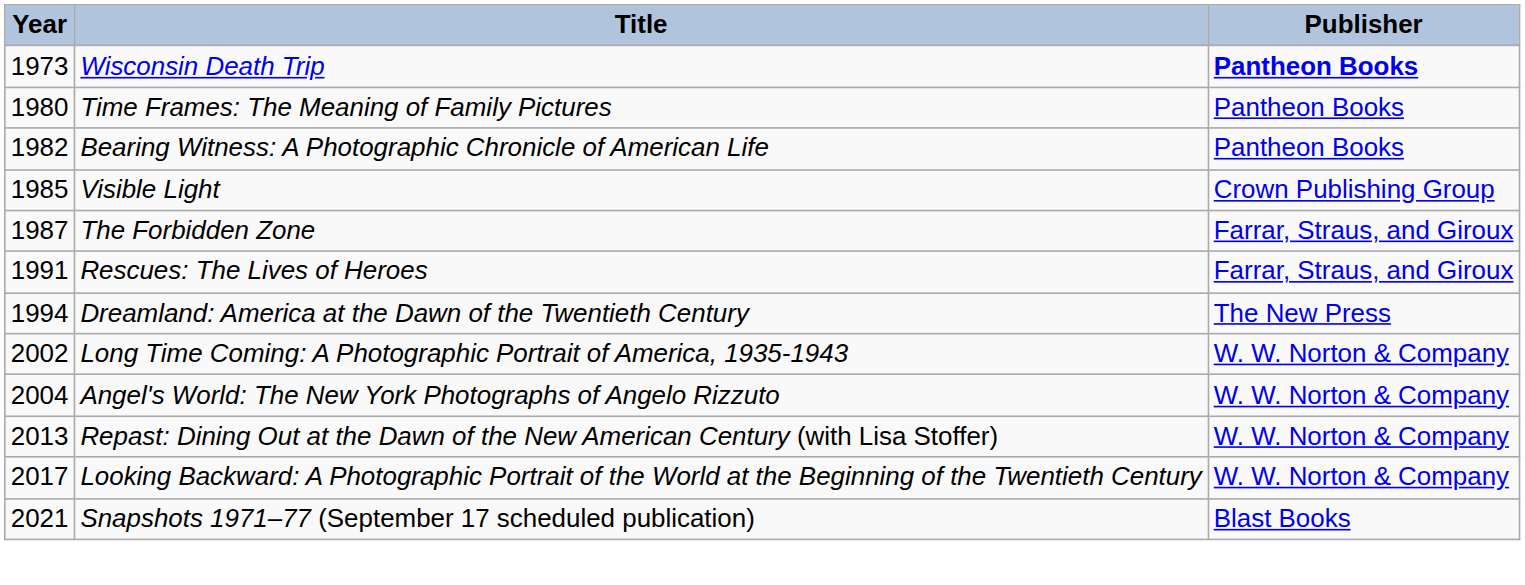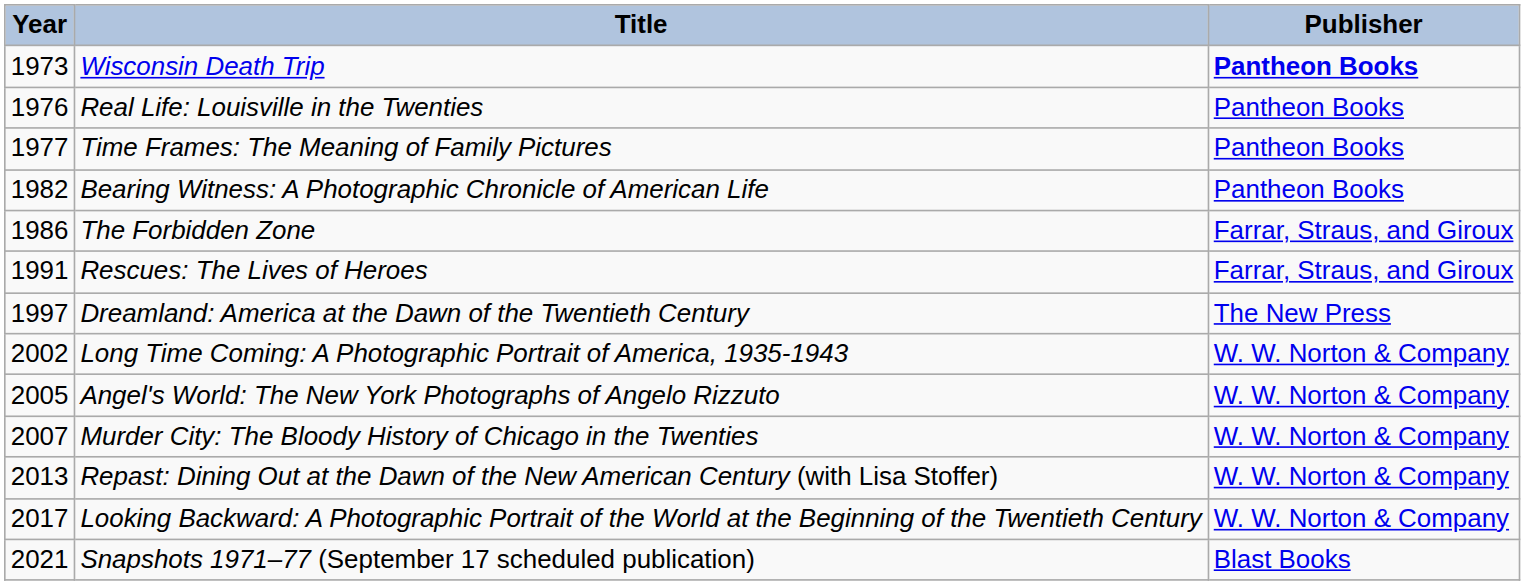+ row: (282, 107)
(40, 107) 1980 -> (40, 148) 1977
- row: (150, 189)
(40, 230) 1987 -> (40, 230) 1986
(40, 312) 1994 -> (40, 312) 1997
(40, 395) 2004 -> (40, 395) 2005
+ row: (419, 436)
